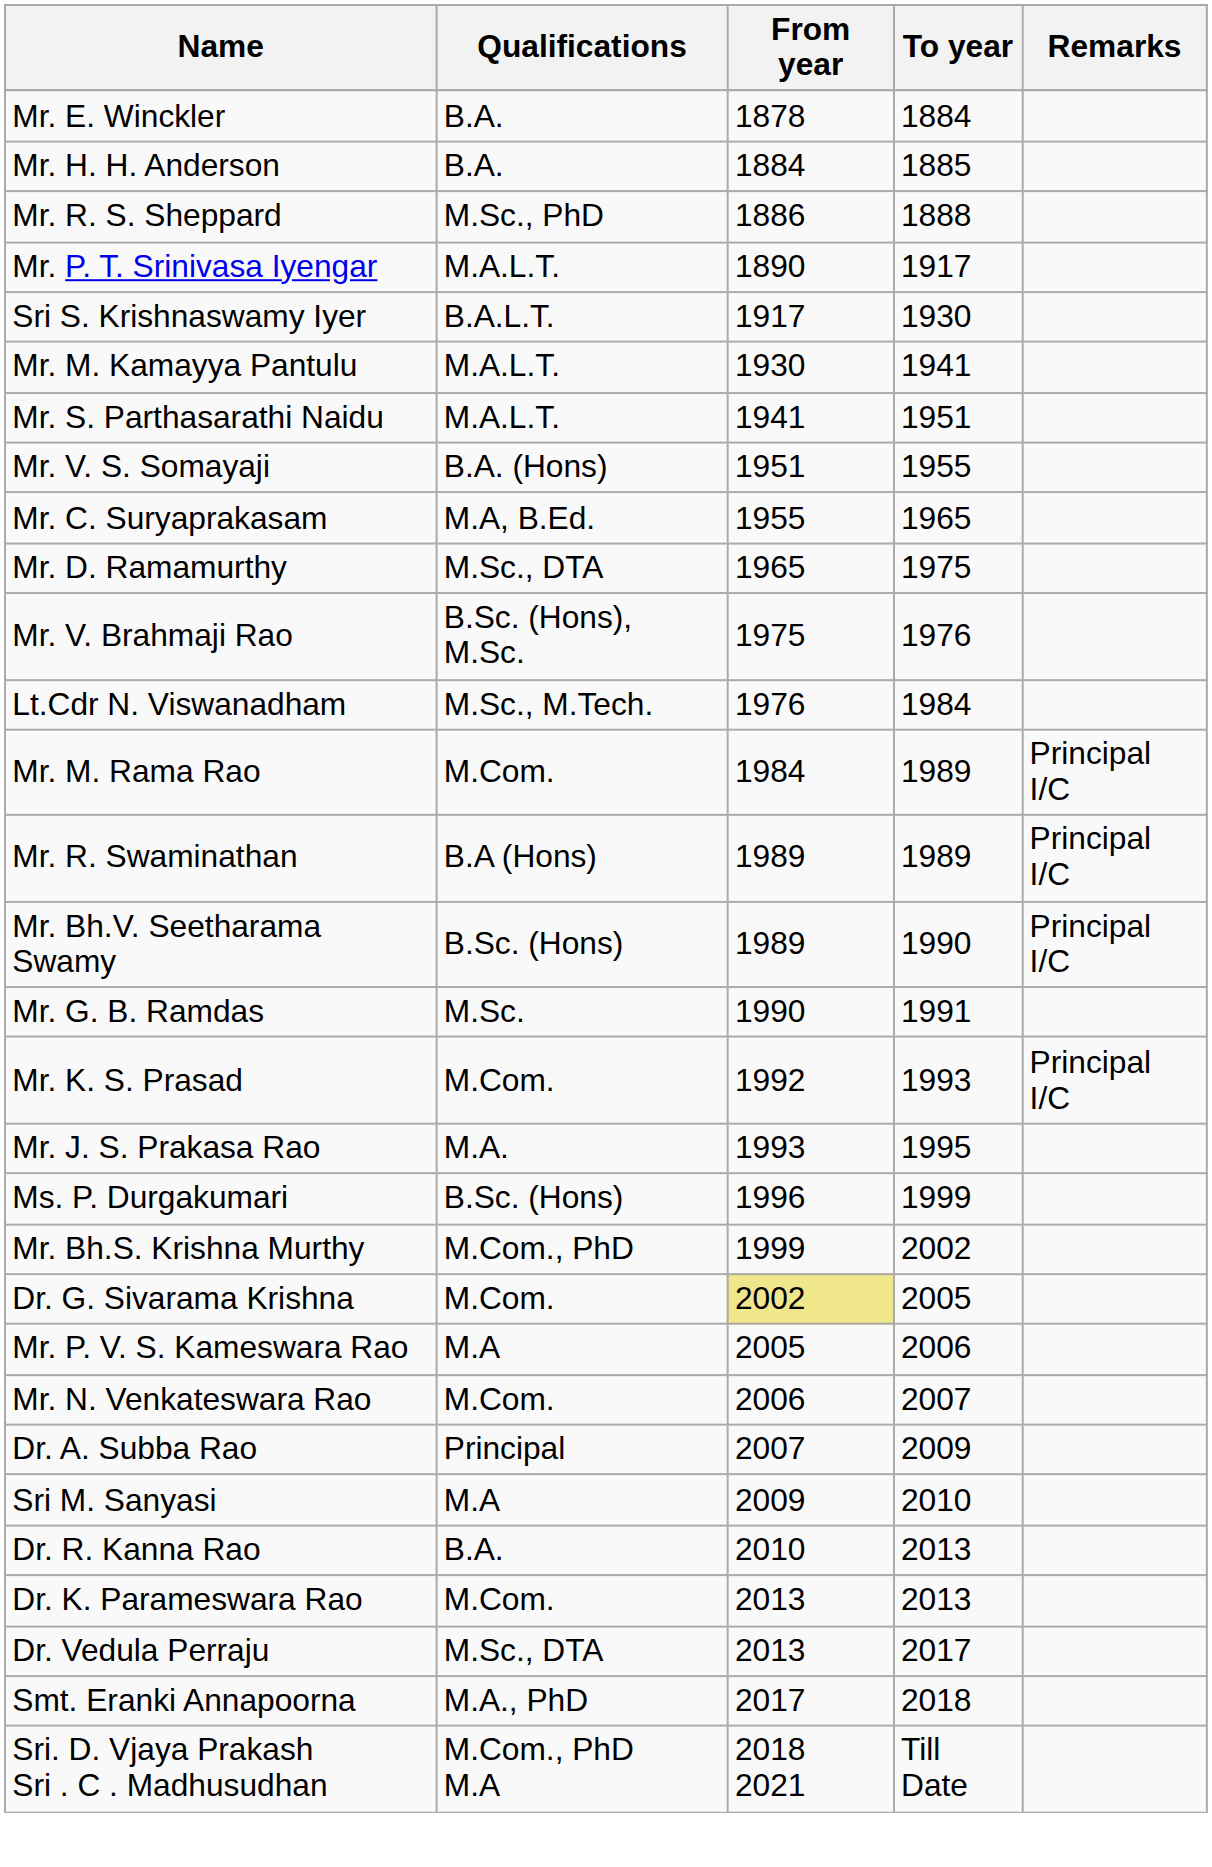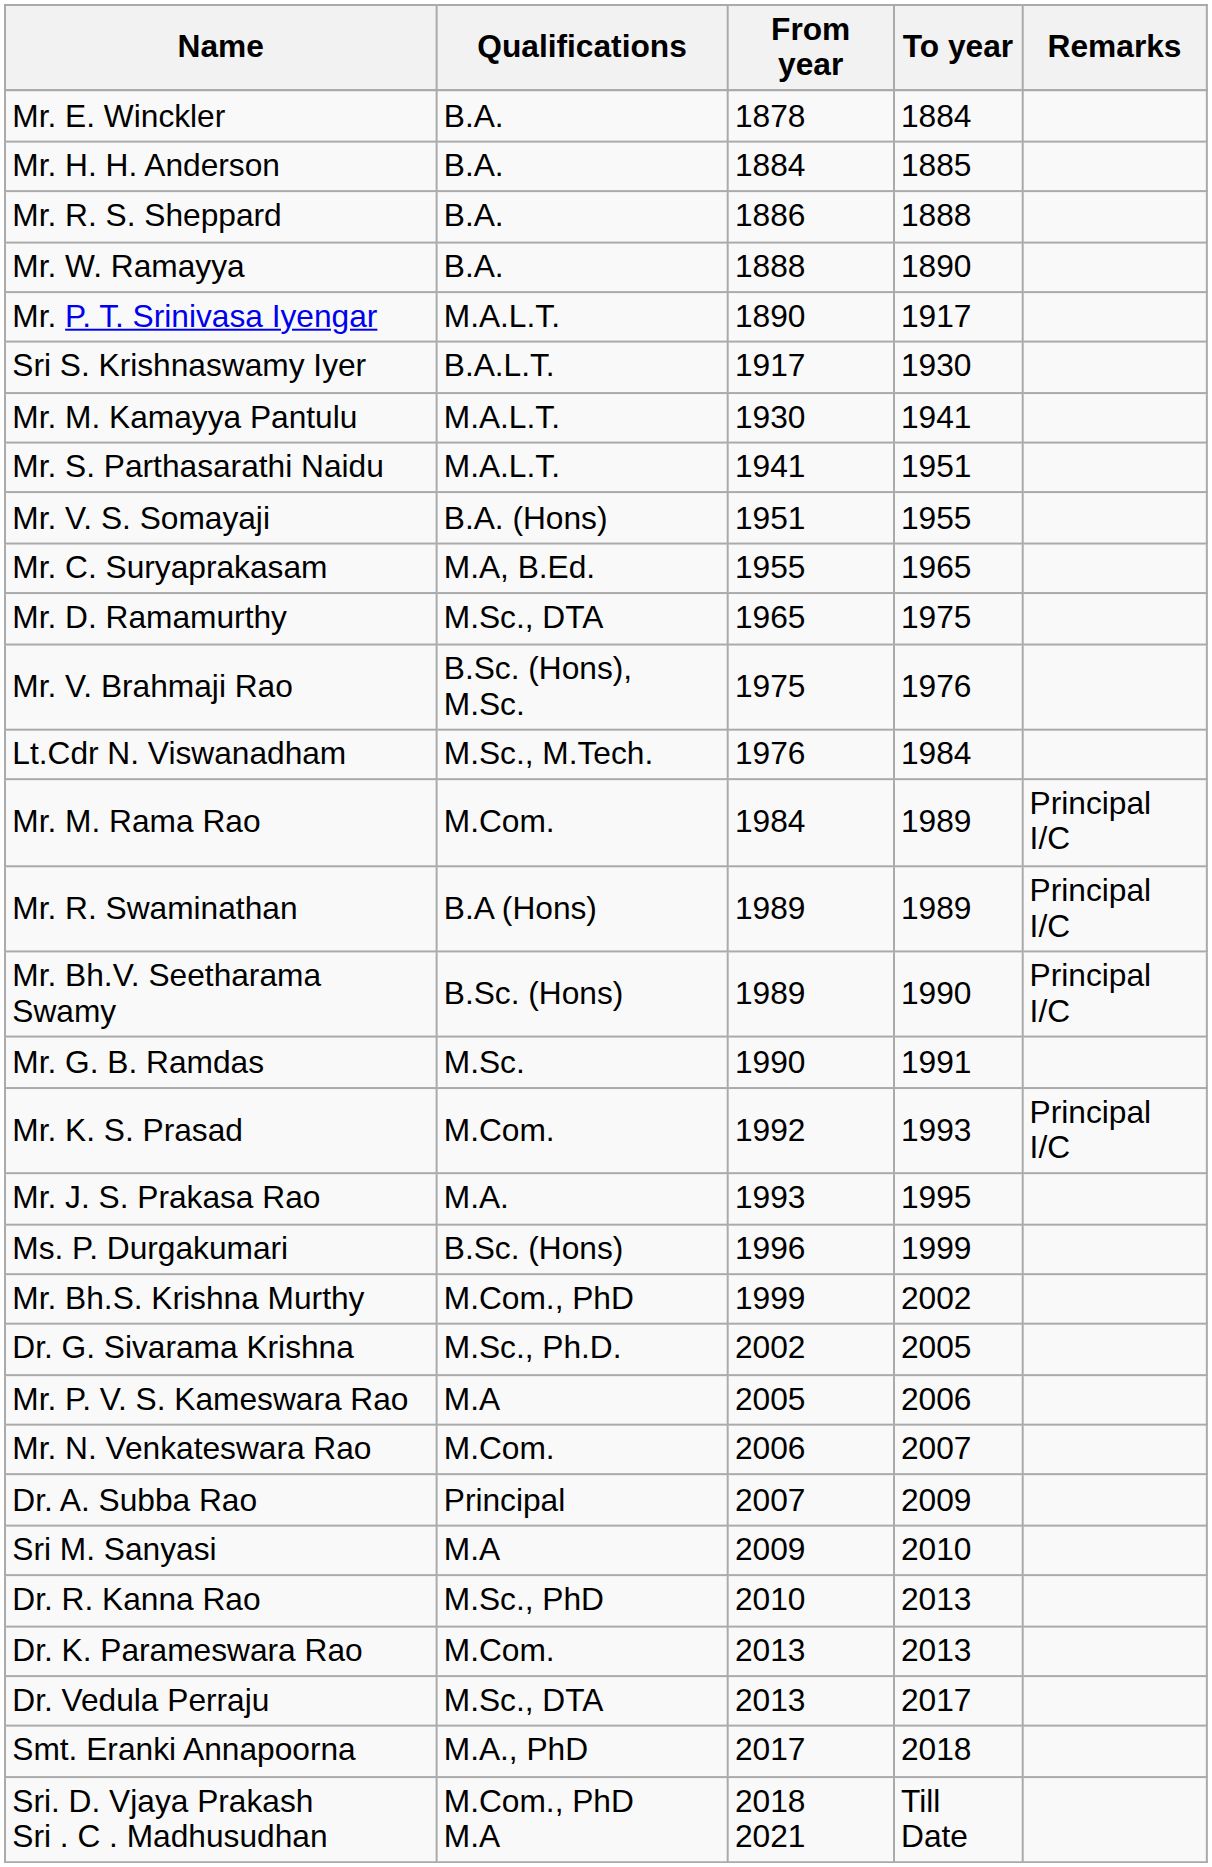(524, 215) M.Sc., PhD -> (474, 215) B.A.
+ row: (128, 266)
(499, 1298) M.Com. -> (533, 1348) M.Sc., Ph.D.
(770, 1298) khaki background -> (770, 1348) no background
(474, 1549) B.A. -> (524, 1600) M.Sc., PhD
